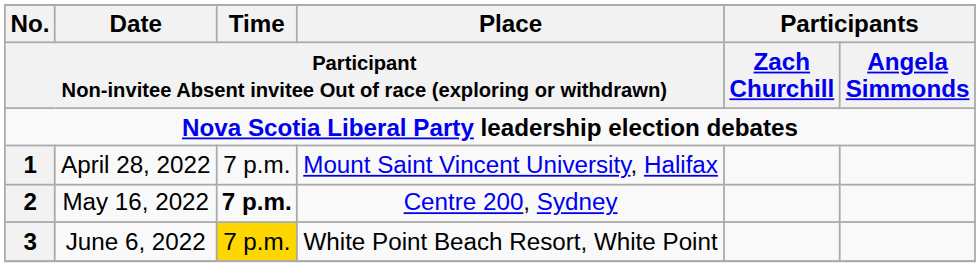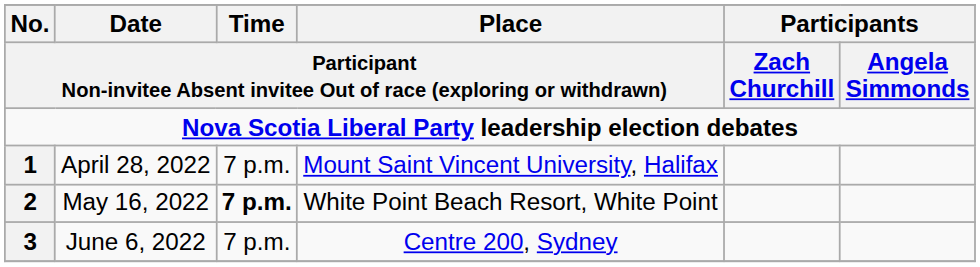(511, 203) Centre 200, Sydney -> (511, 203) White Point Beach Resort, White Point
(257, 241) gold background -> (257, 241) no background
(511, 241) White Point Beach Resort, White Point -> (511, 241) Centre 200, Sydney
